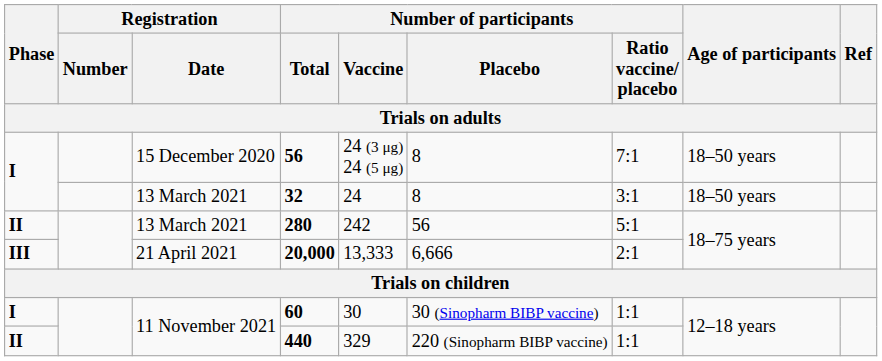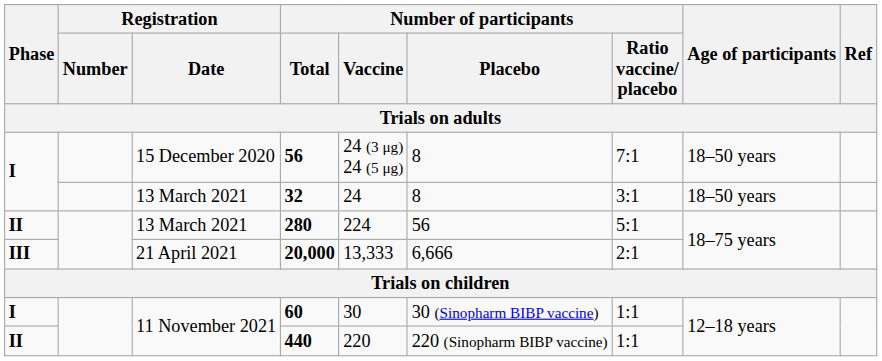(357, 225) 242 -> (357, 225) 224
(357, 340) 329 -> (357, 340) 220
